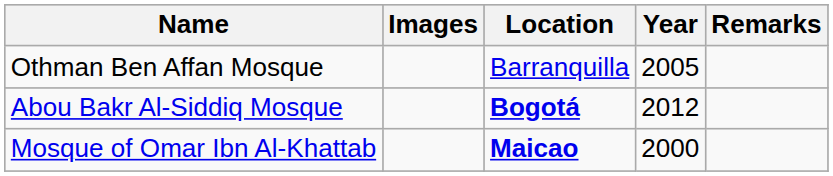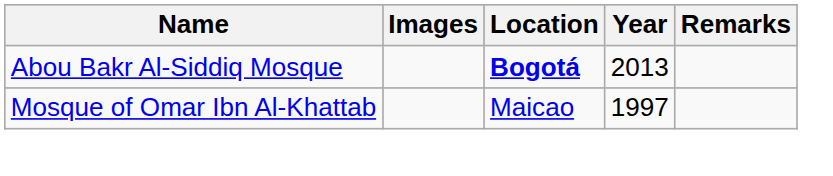- row: (167, 66)
(670, 107) 2012 -> (640, 66) 2013
(534, 149) bold -> (532, 107) normal
(670, 149) 2000 -> (640, 107) 1997
